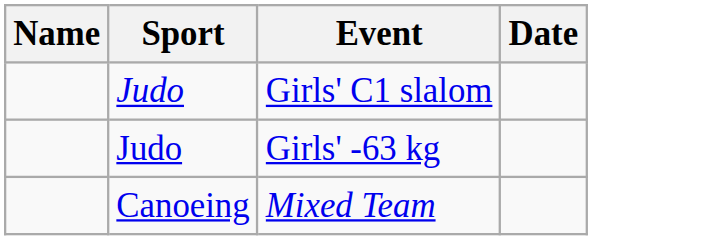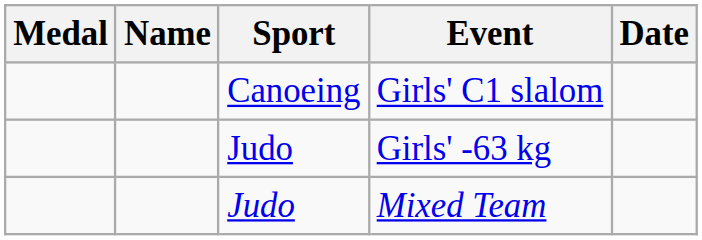+ column: (61, 33)
(150, 90) Judo -> (294, 90) Canoeing
(183, 205) Canoeing -> (261, 205) Judo
